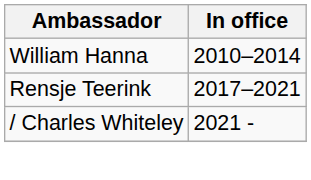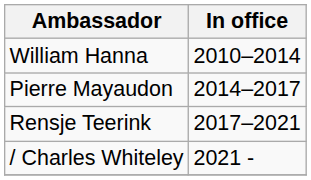+ row: (91, 89)
